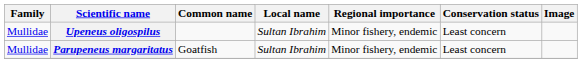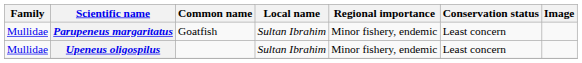rows swapped: (113, 31) <-> (113, 49)
